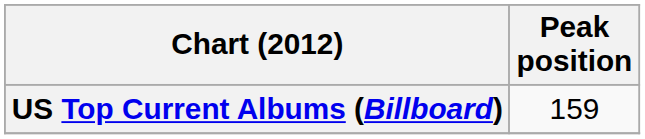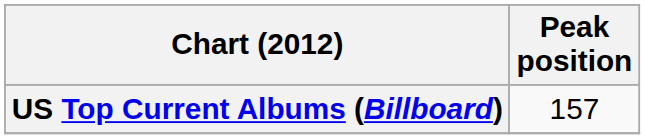(574, 108) 159 -> (574, 108) 157
